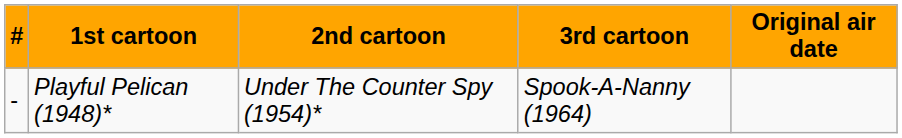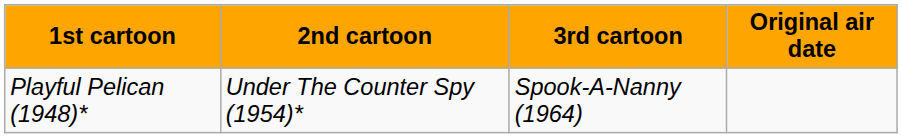- column: (17, 36)
